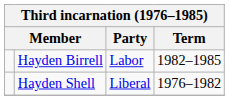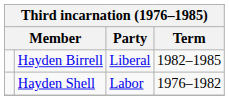(126, 60) Labor -> (130, 60) Liberal
(130, 83) Liberal -> (126, 83) Labor
